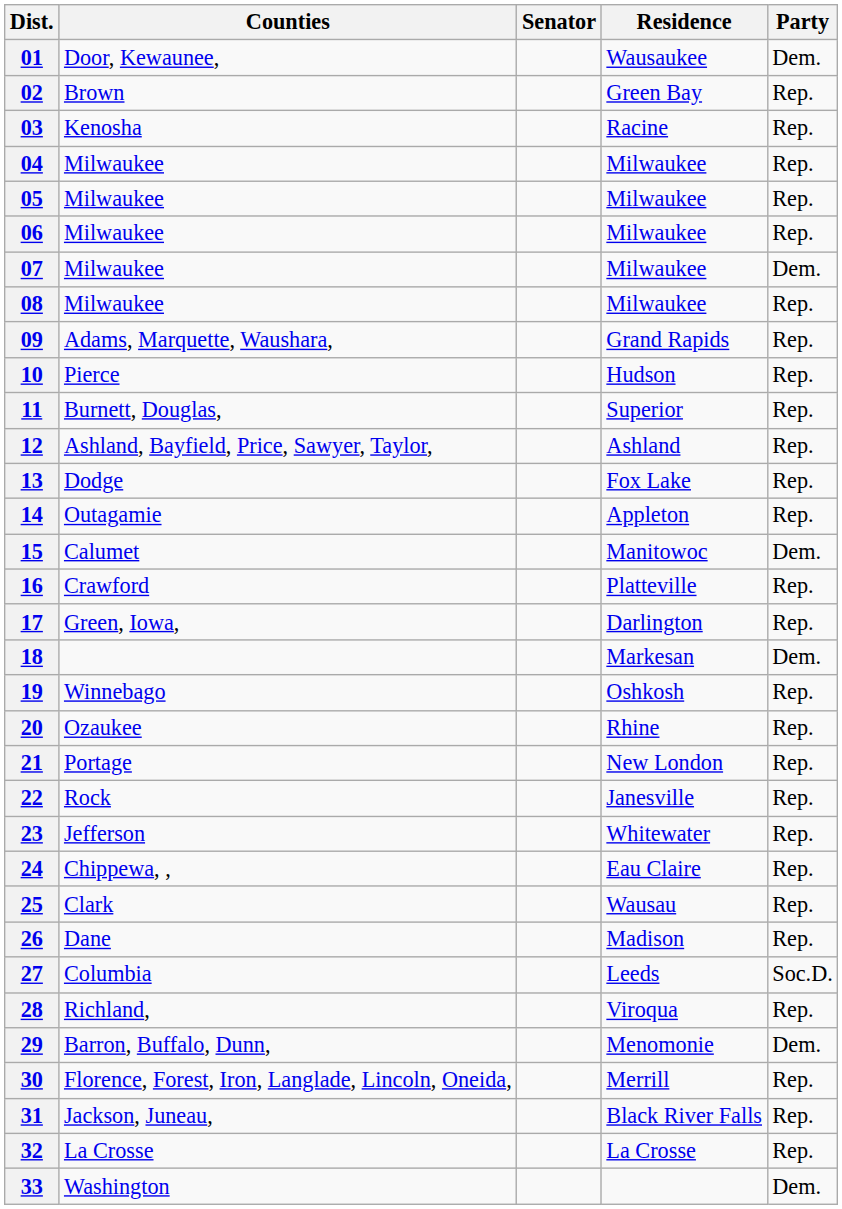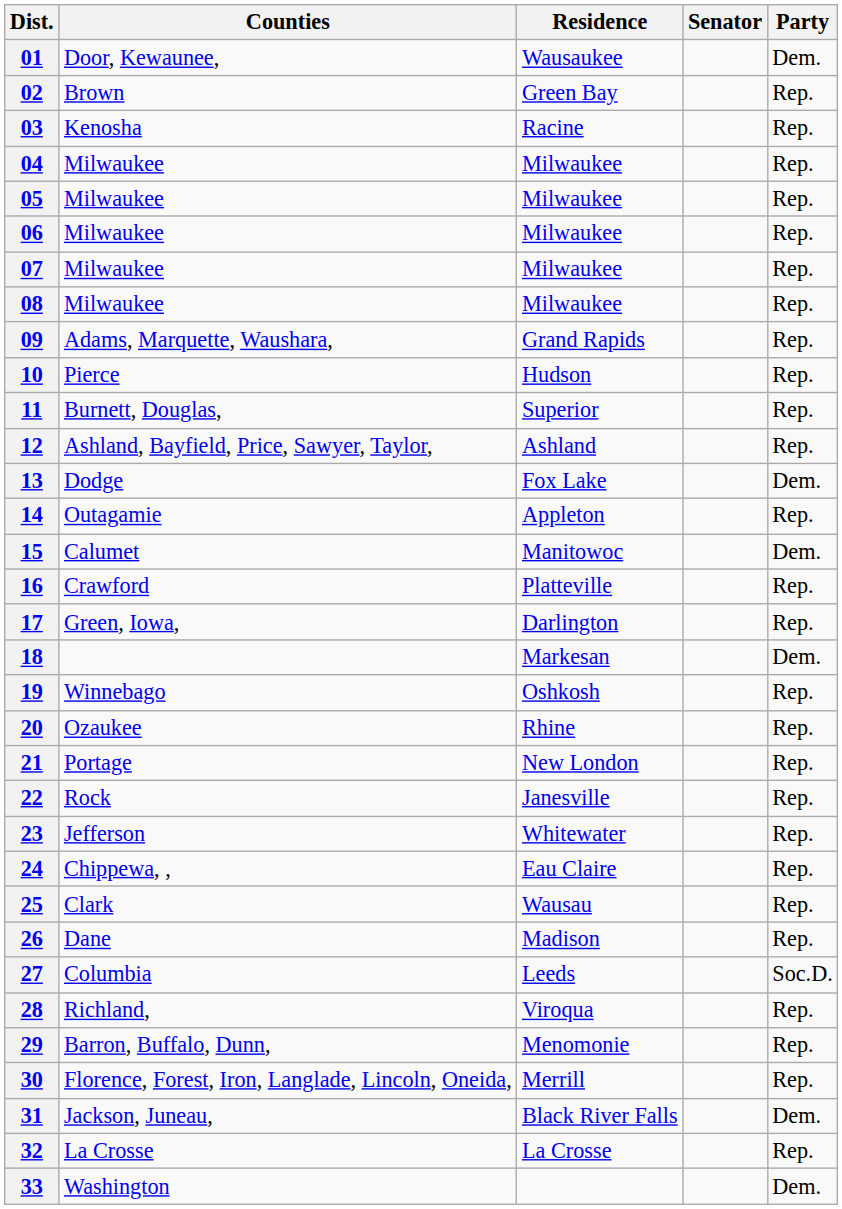columns swapped: (559, 22) <-> (684, 22)
(797, 269) Dem. -> (793, 269) Rep.
(793, 480) Rep. -> (797, 480) Dem.
(797, 1045) Dem. -> (793, 1045) Rep.
(793, 1115) Rep. -> (797, 1115) Dem.
